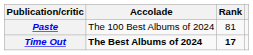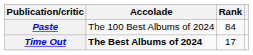(230, 27) 81 -> (230, 27) 84
(230, 42) bold -> (230, 42) normal
